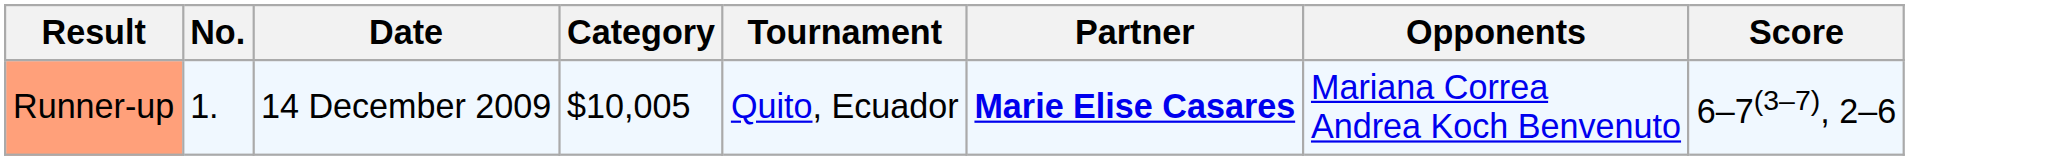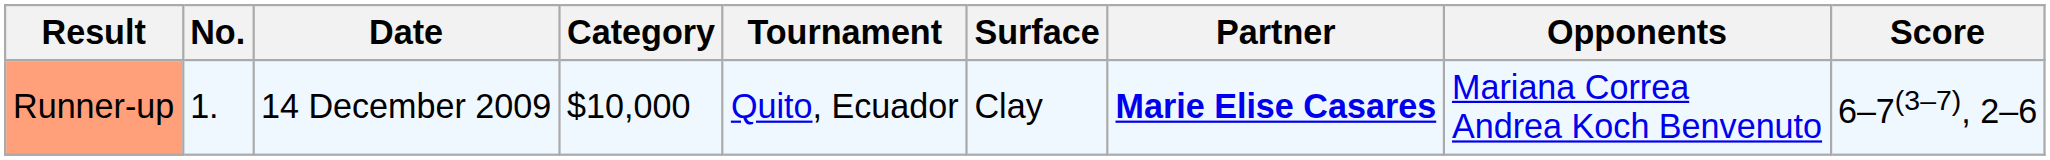+ column: (1037, 31)
(629, 106) $10,005 -> (629, 106) $10,000
